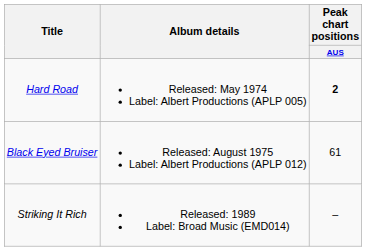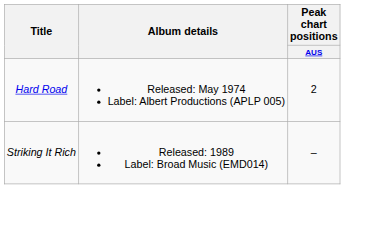(335, 90) bold -> (314, 90) normal
- row: (52, 152)
